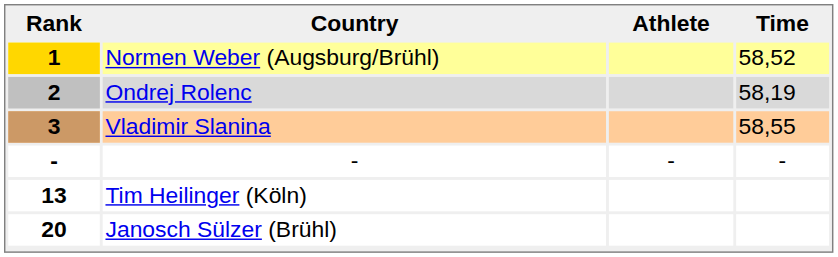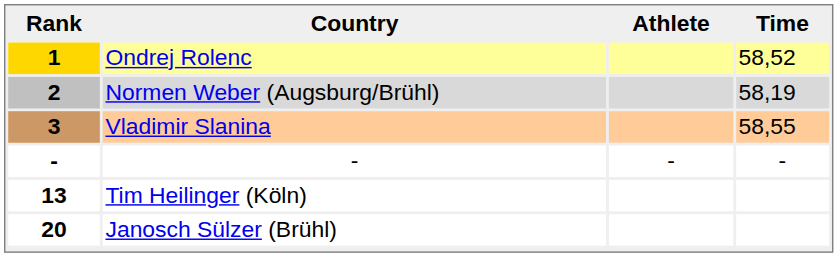(272, 58) Normen Weber (Augsburg/Brühl) -> (179, 58) Ondrej Rolenc
(179, 92) Ondrej Rolenc -> (272, 92) Normen Weber (Augsburg/Brühl)
